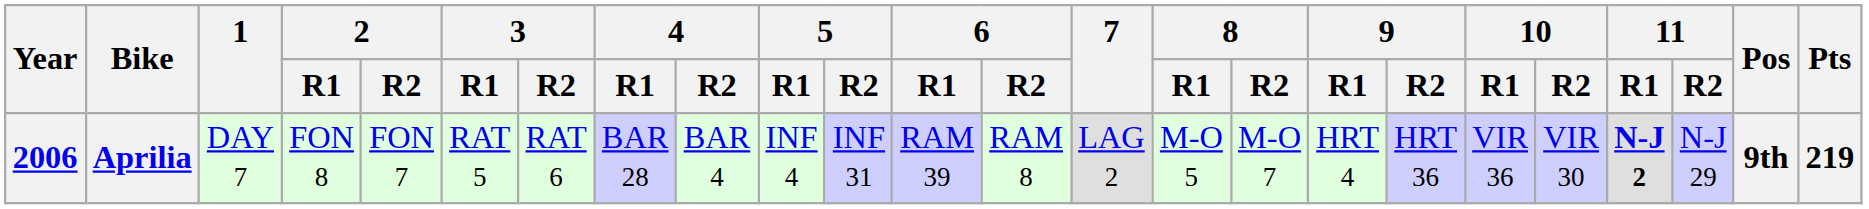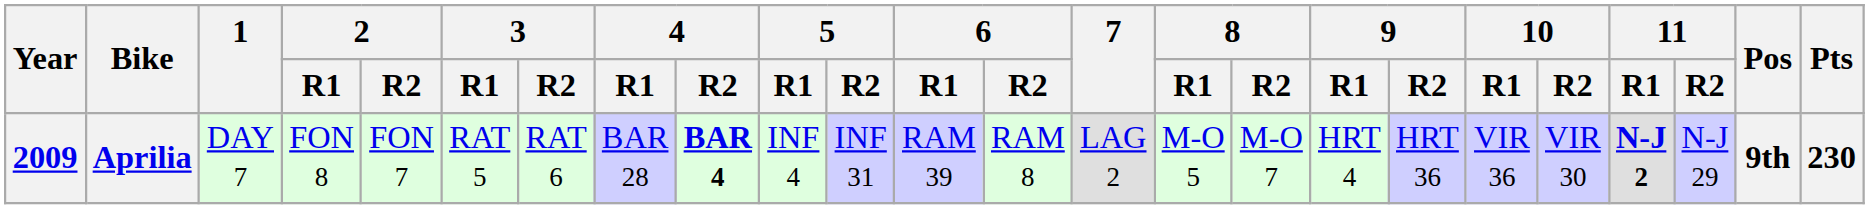(45, 157) 2006 -> (45, 157) 2009
(717, 157) normal -> (718, 157) bold
(1830, 157) 219 -> (1832, 157) 230
